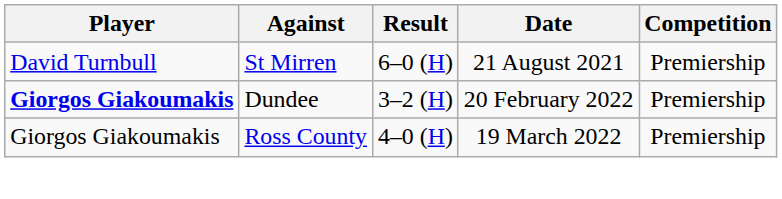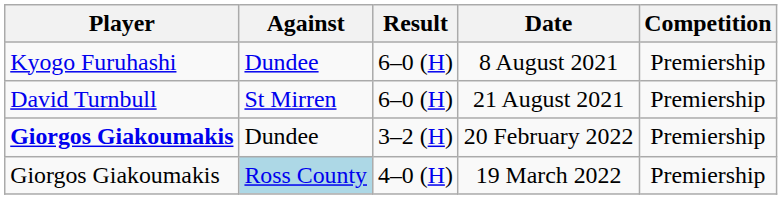+ row: (549, 61)
(306, 136) no background -> (306, 174) lightblue background
